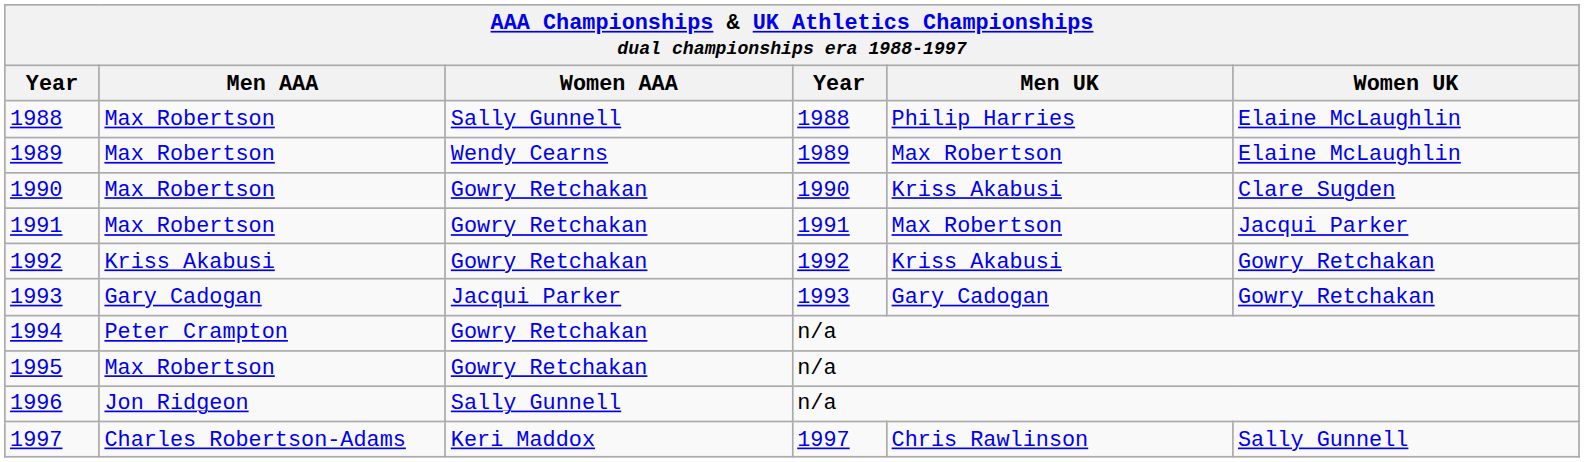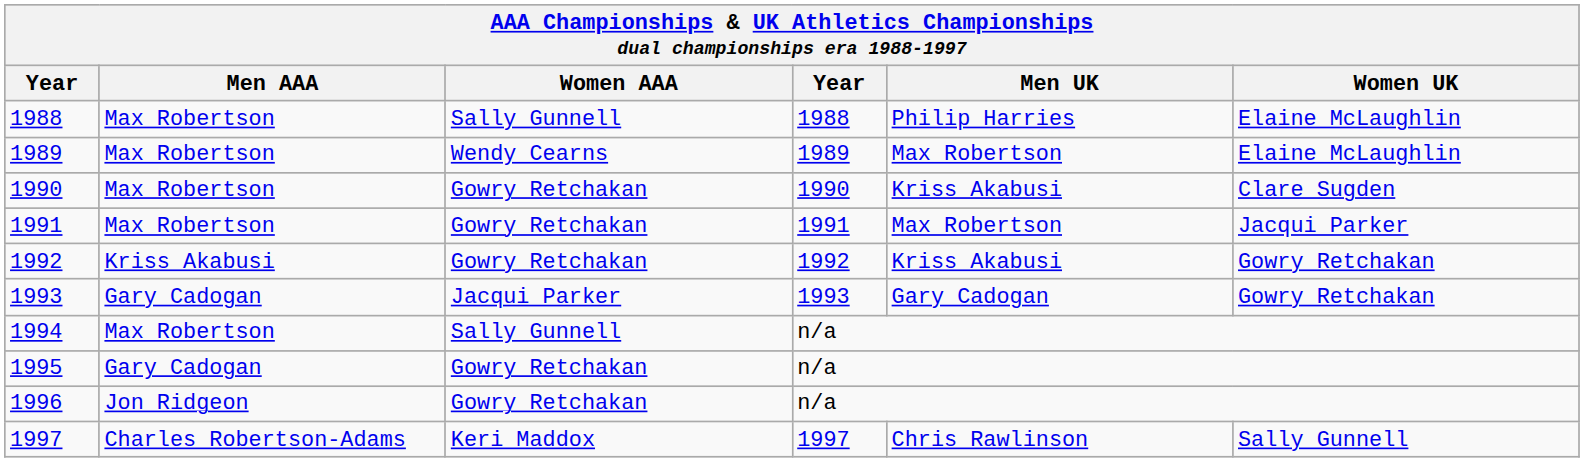(196, 333) Peter Crampton -> (190, 333) Max Robertson
(549, 333) Gowry Retchakan -> (536, 333) Sally Gunnell
(190, 368) Max Robertson -> (183, 368) Gary Cadogan
(536, 404) Sally Gunnell -> (549, 404) Gowry Retchakan
